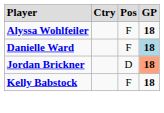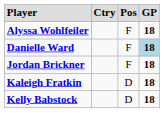(128, 64) D -> (128, 64) F
(149, 64) lightsalmon background -> (149, 64) no background
+ row: (44, 82)
(128, 82) F -> (128, 99) D
